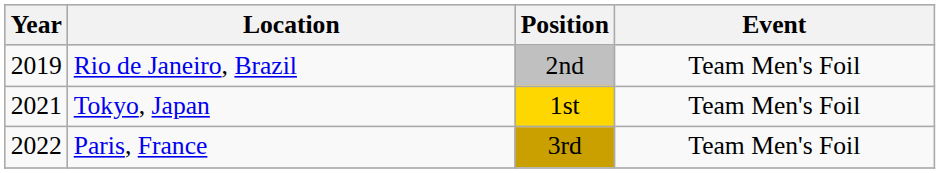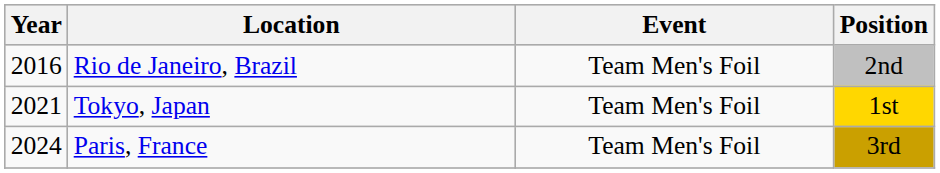columns swapped: (774, 24) <-> (565, 24)
(36, 65) 2019 -> (36, 65) 2016
(36, 146) 2022 -> (36, 146) 2024
